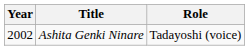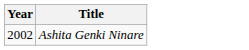- column: (195, 14)
